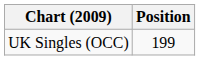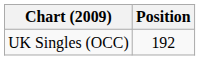(163, 42) 199 -> (163, 42) 192
